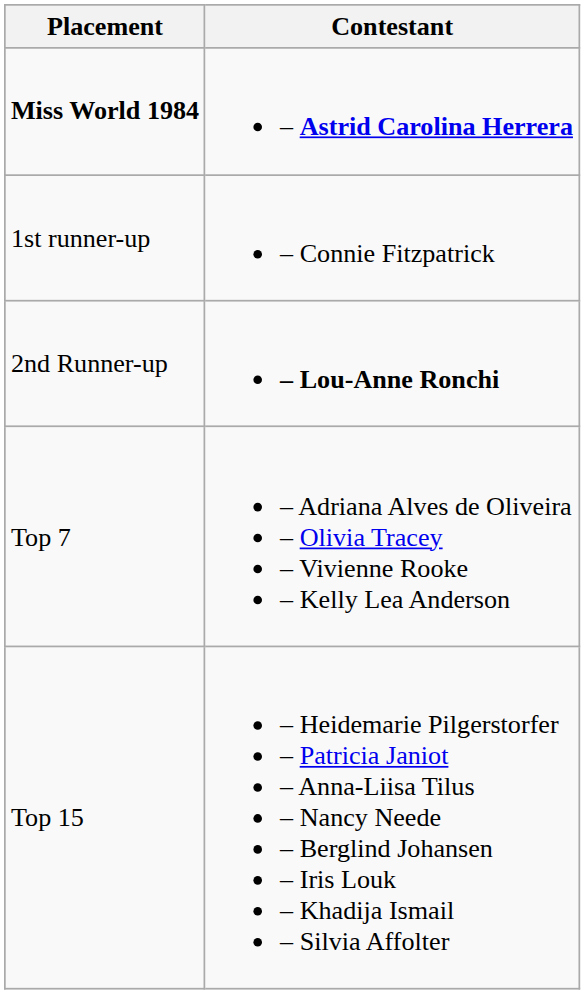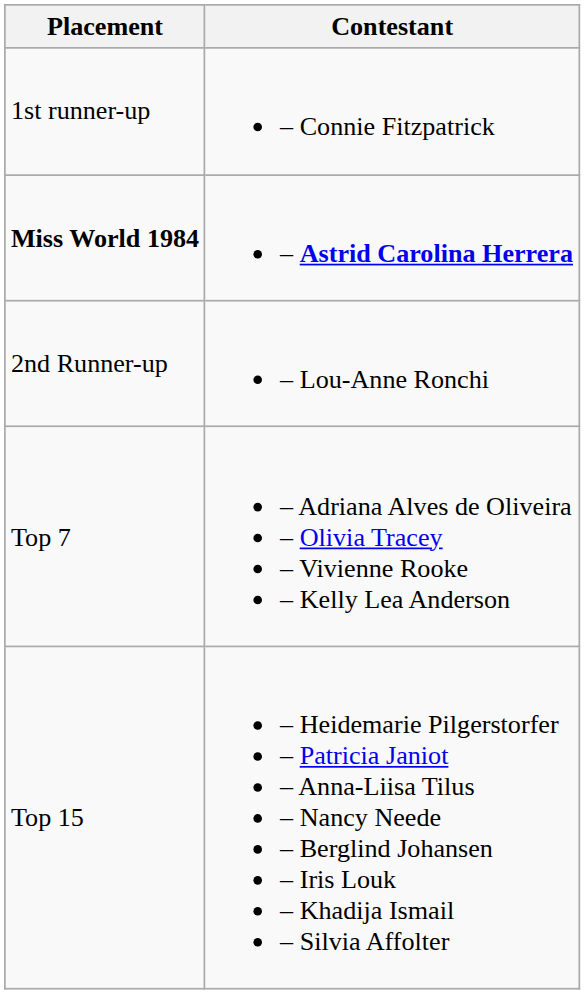rows swapped: (105, 110) <-> (81, 237)
(392, 379) bold -> (392, 379) normal
